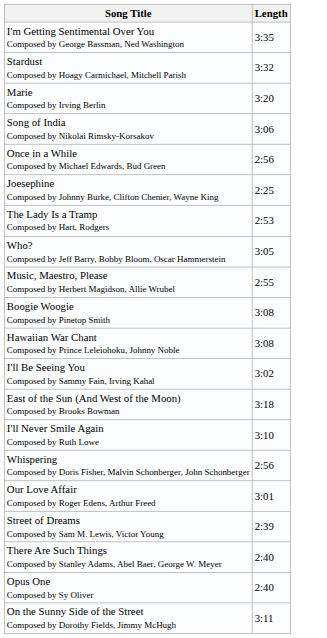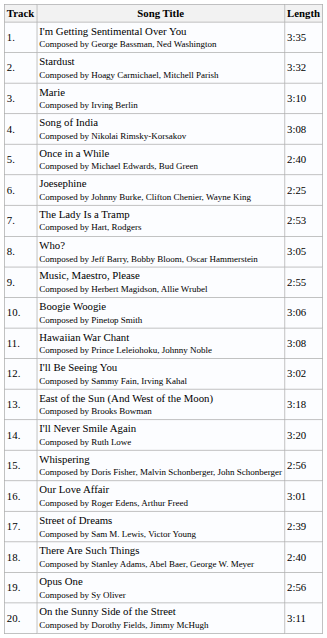+ column: (21, 13)
(264, 98) 3:20 -> (297, 98) 3:10
(264, 129) 3:06 -> (297, 129) 3:08
(264, 160) 2:56 -> (297, 160) 2:40
(264, 312) 3:08 -> (297, 312) 3:06
(264, 435) 3:10 -> (297, 435) 3:20
(264, 588) 2:40 -> (297, 588) 2:56
